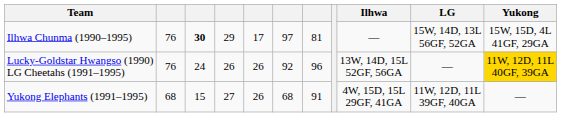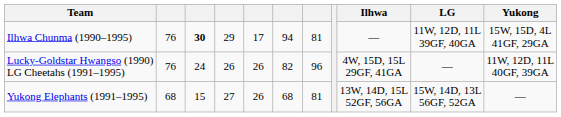(288, 36) 97 -> (288, 36) 94
(447, 36) 15W, 14D, 13L 56GF, 52GA -> (447, 36) 11W, 12D, 11L 39GF, 40GA
(288, 66) 92 -> (288, 66) 82
(374, 66) 13W, 14D, 15L 52GF, 56GA -> (374, 66) 4W, 15D, 15L 29GF, 41GA
(520, 66) gold background -> (520, 66) no background
(317, 96) 91 -> (317, 96) 81
(374, 96) 4W, 15D, 15L 29GF, 41GA -> (374, 96) 13W, 14D, 15L 52GF, 56GA
(447, 96) 11W, 12D, 11L 39GF, 40GA -> (447, 96) 15W, 14D, 13L 56GF, 52GA
